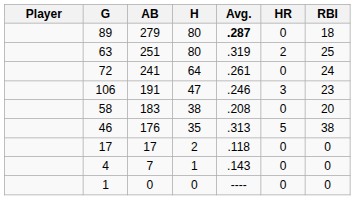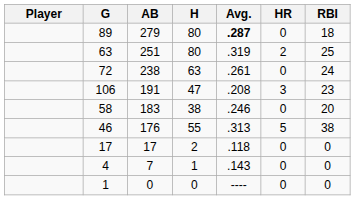(150, 71) 241 -> (150, 71) 238
(194, 71) 64 -> (194, 71) 63
(239, 90) .246 -> (239, 90) .208
(239, 109) .208 -> (239, 109) .246
(194, 128) 35 -> (194, 128) 55
